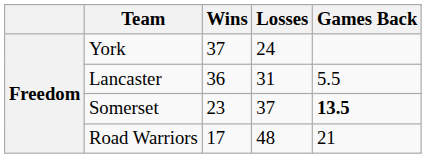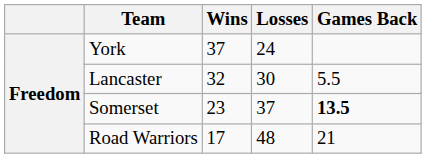(216, 78) 36 -> (216, 78) 32
(266, 78) 31 -> (266, 78) 30
